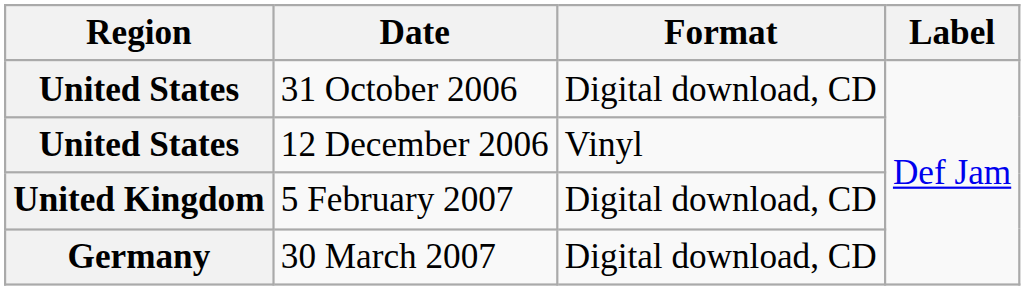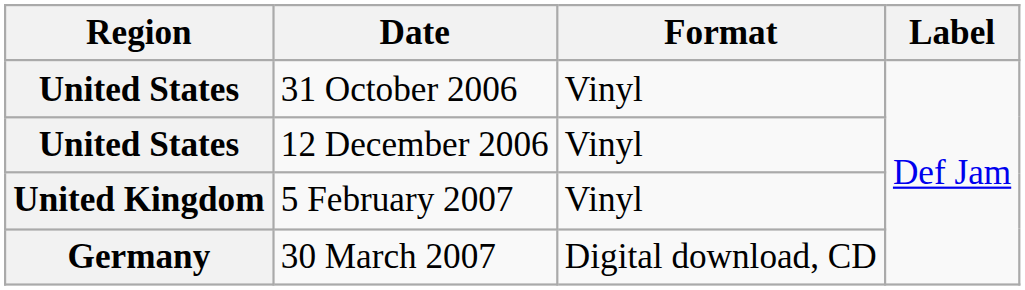(721, 88) Digital download, CD -> (604, 88) Vinyl
(721, 199) Digital download, CD -> (604, 199) Vinyl
